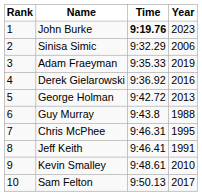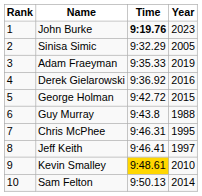(183, 47) 2006 -> (183, 47) 2005
(183, 98) 2013 -> (183, 98) 2015
(183, 149) 1991 -> (183, 149) 1997
(148, 166) no background -> (148, 166) gold background
(183, 183) 2017 -> (183, 183) 2014
